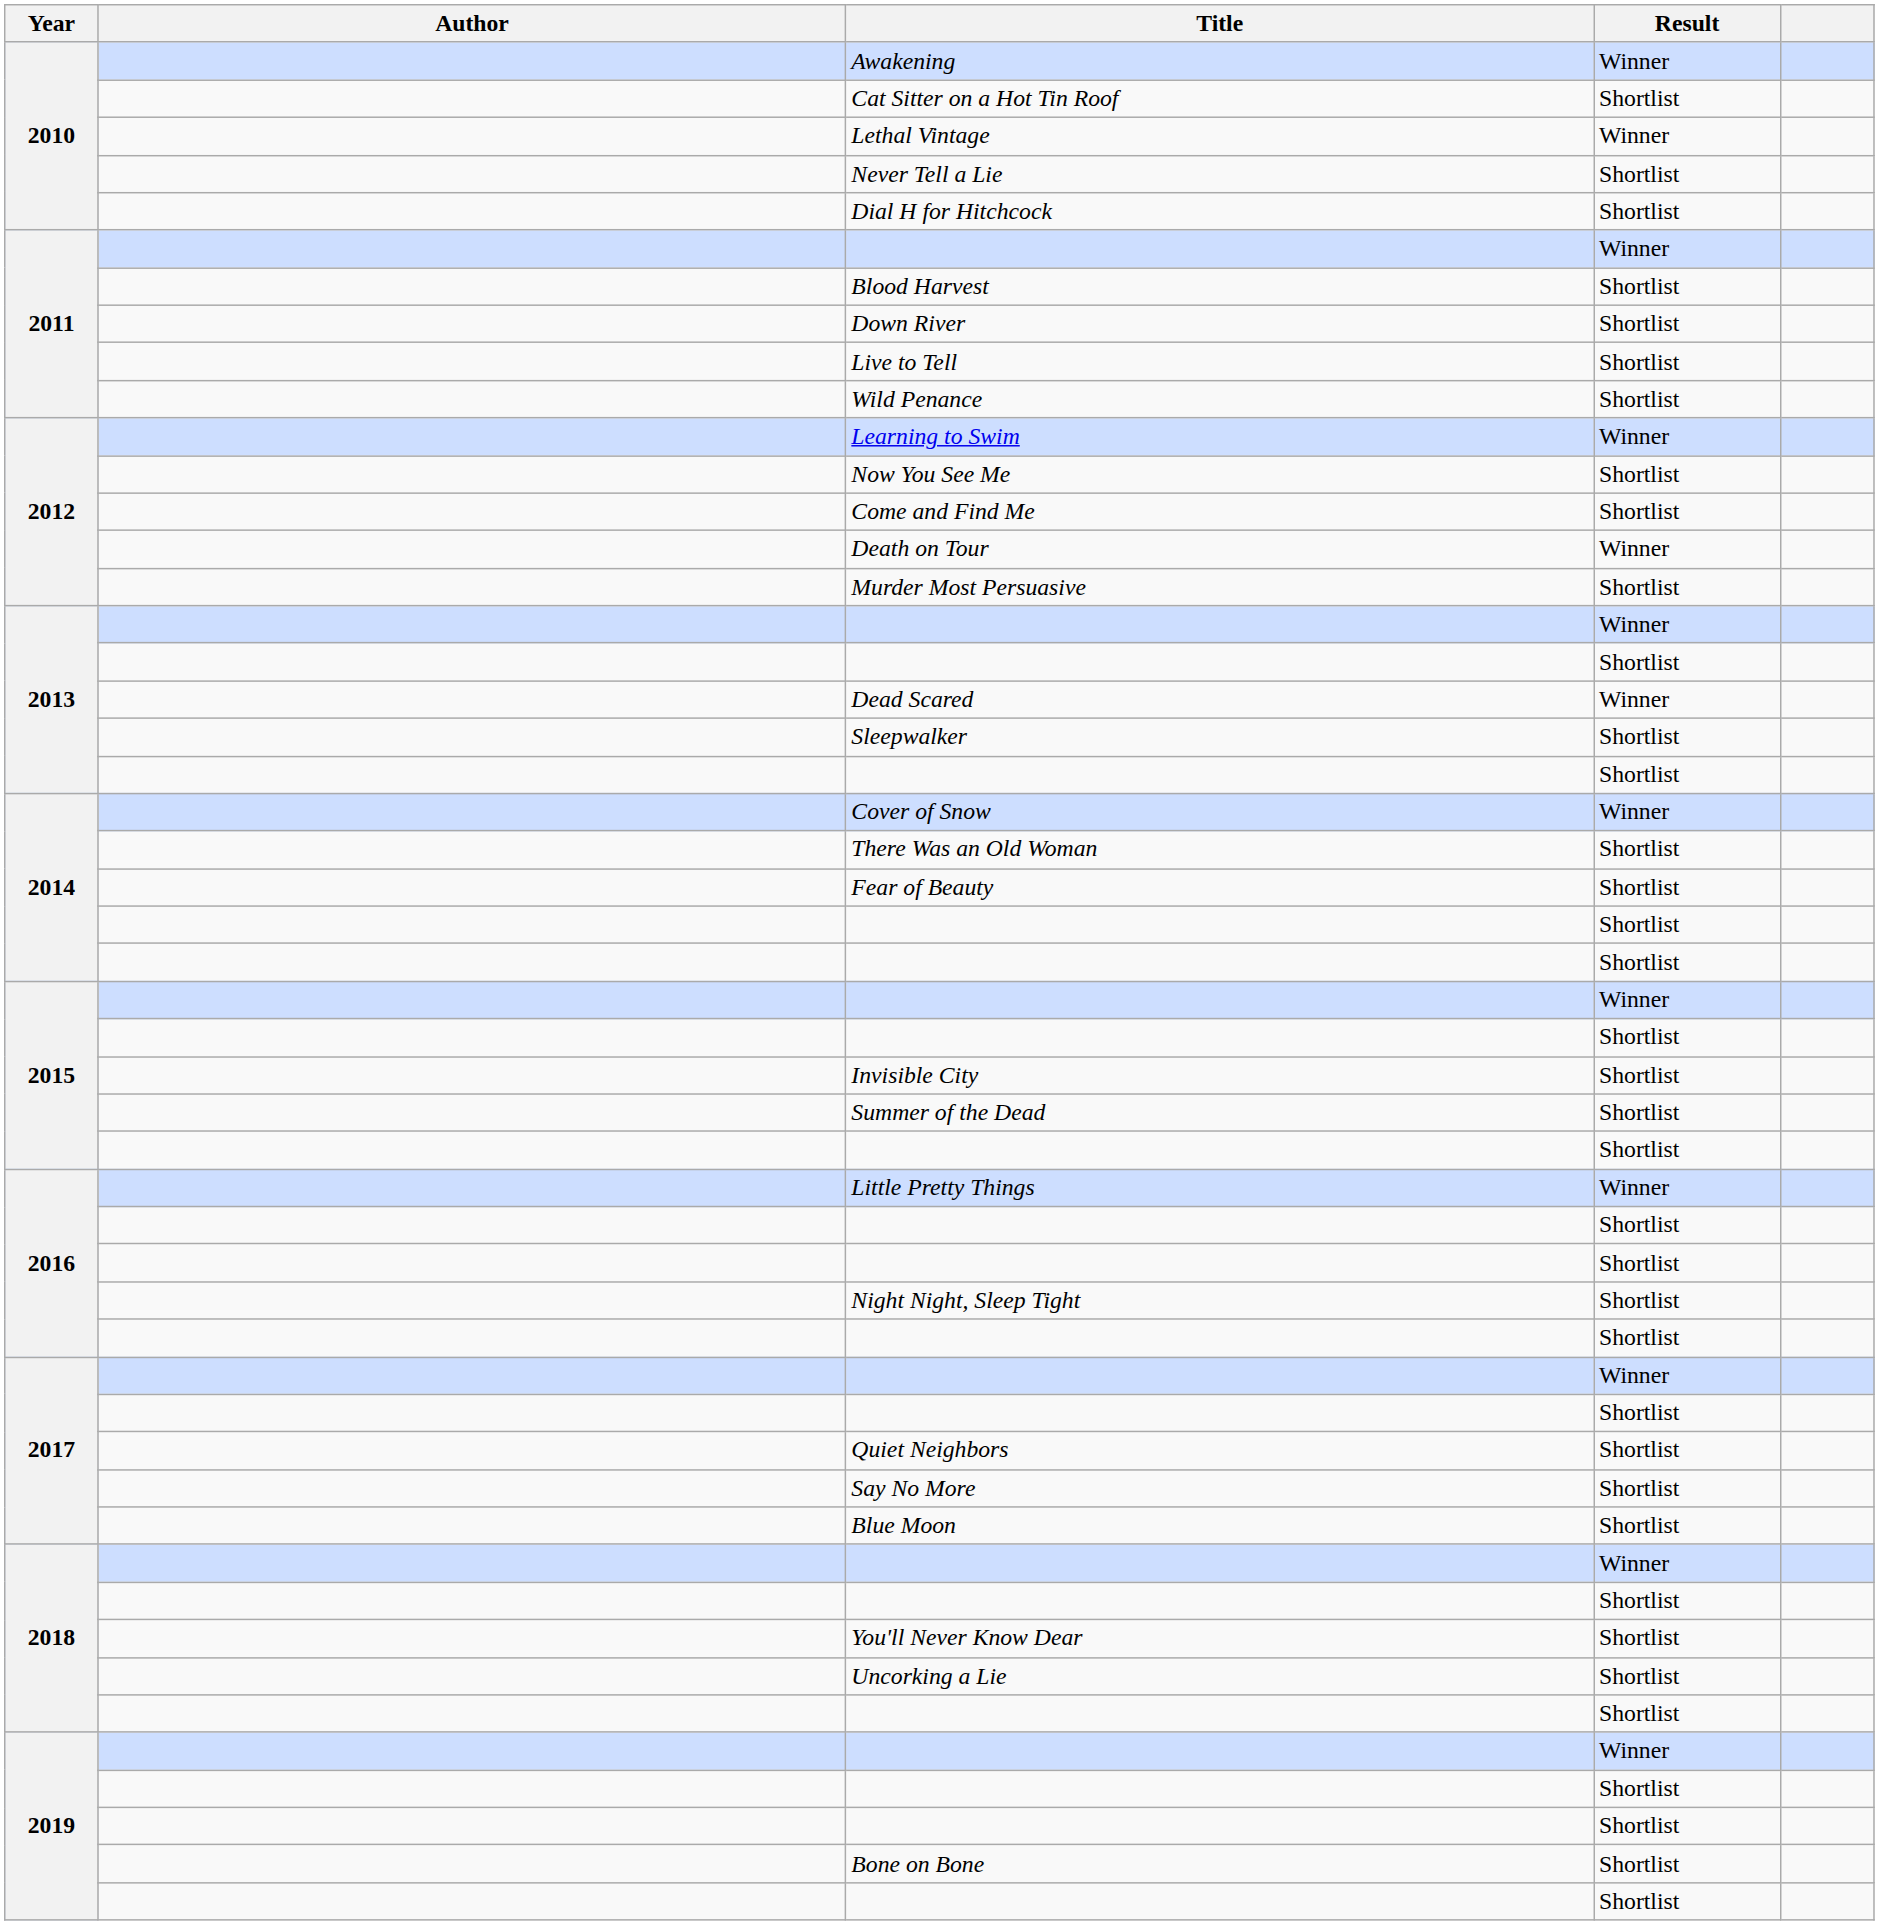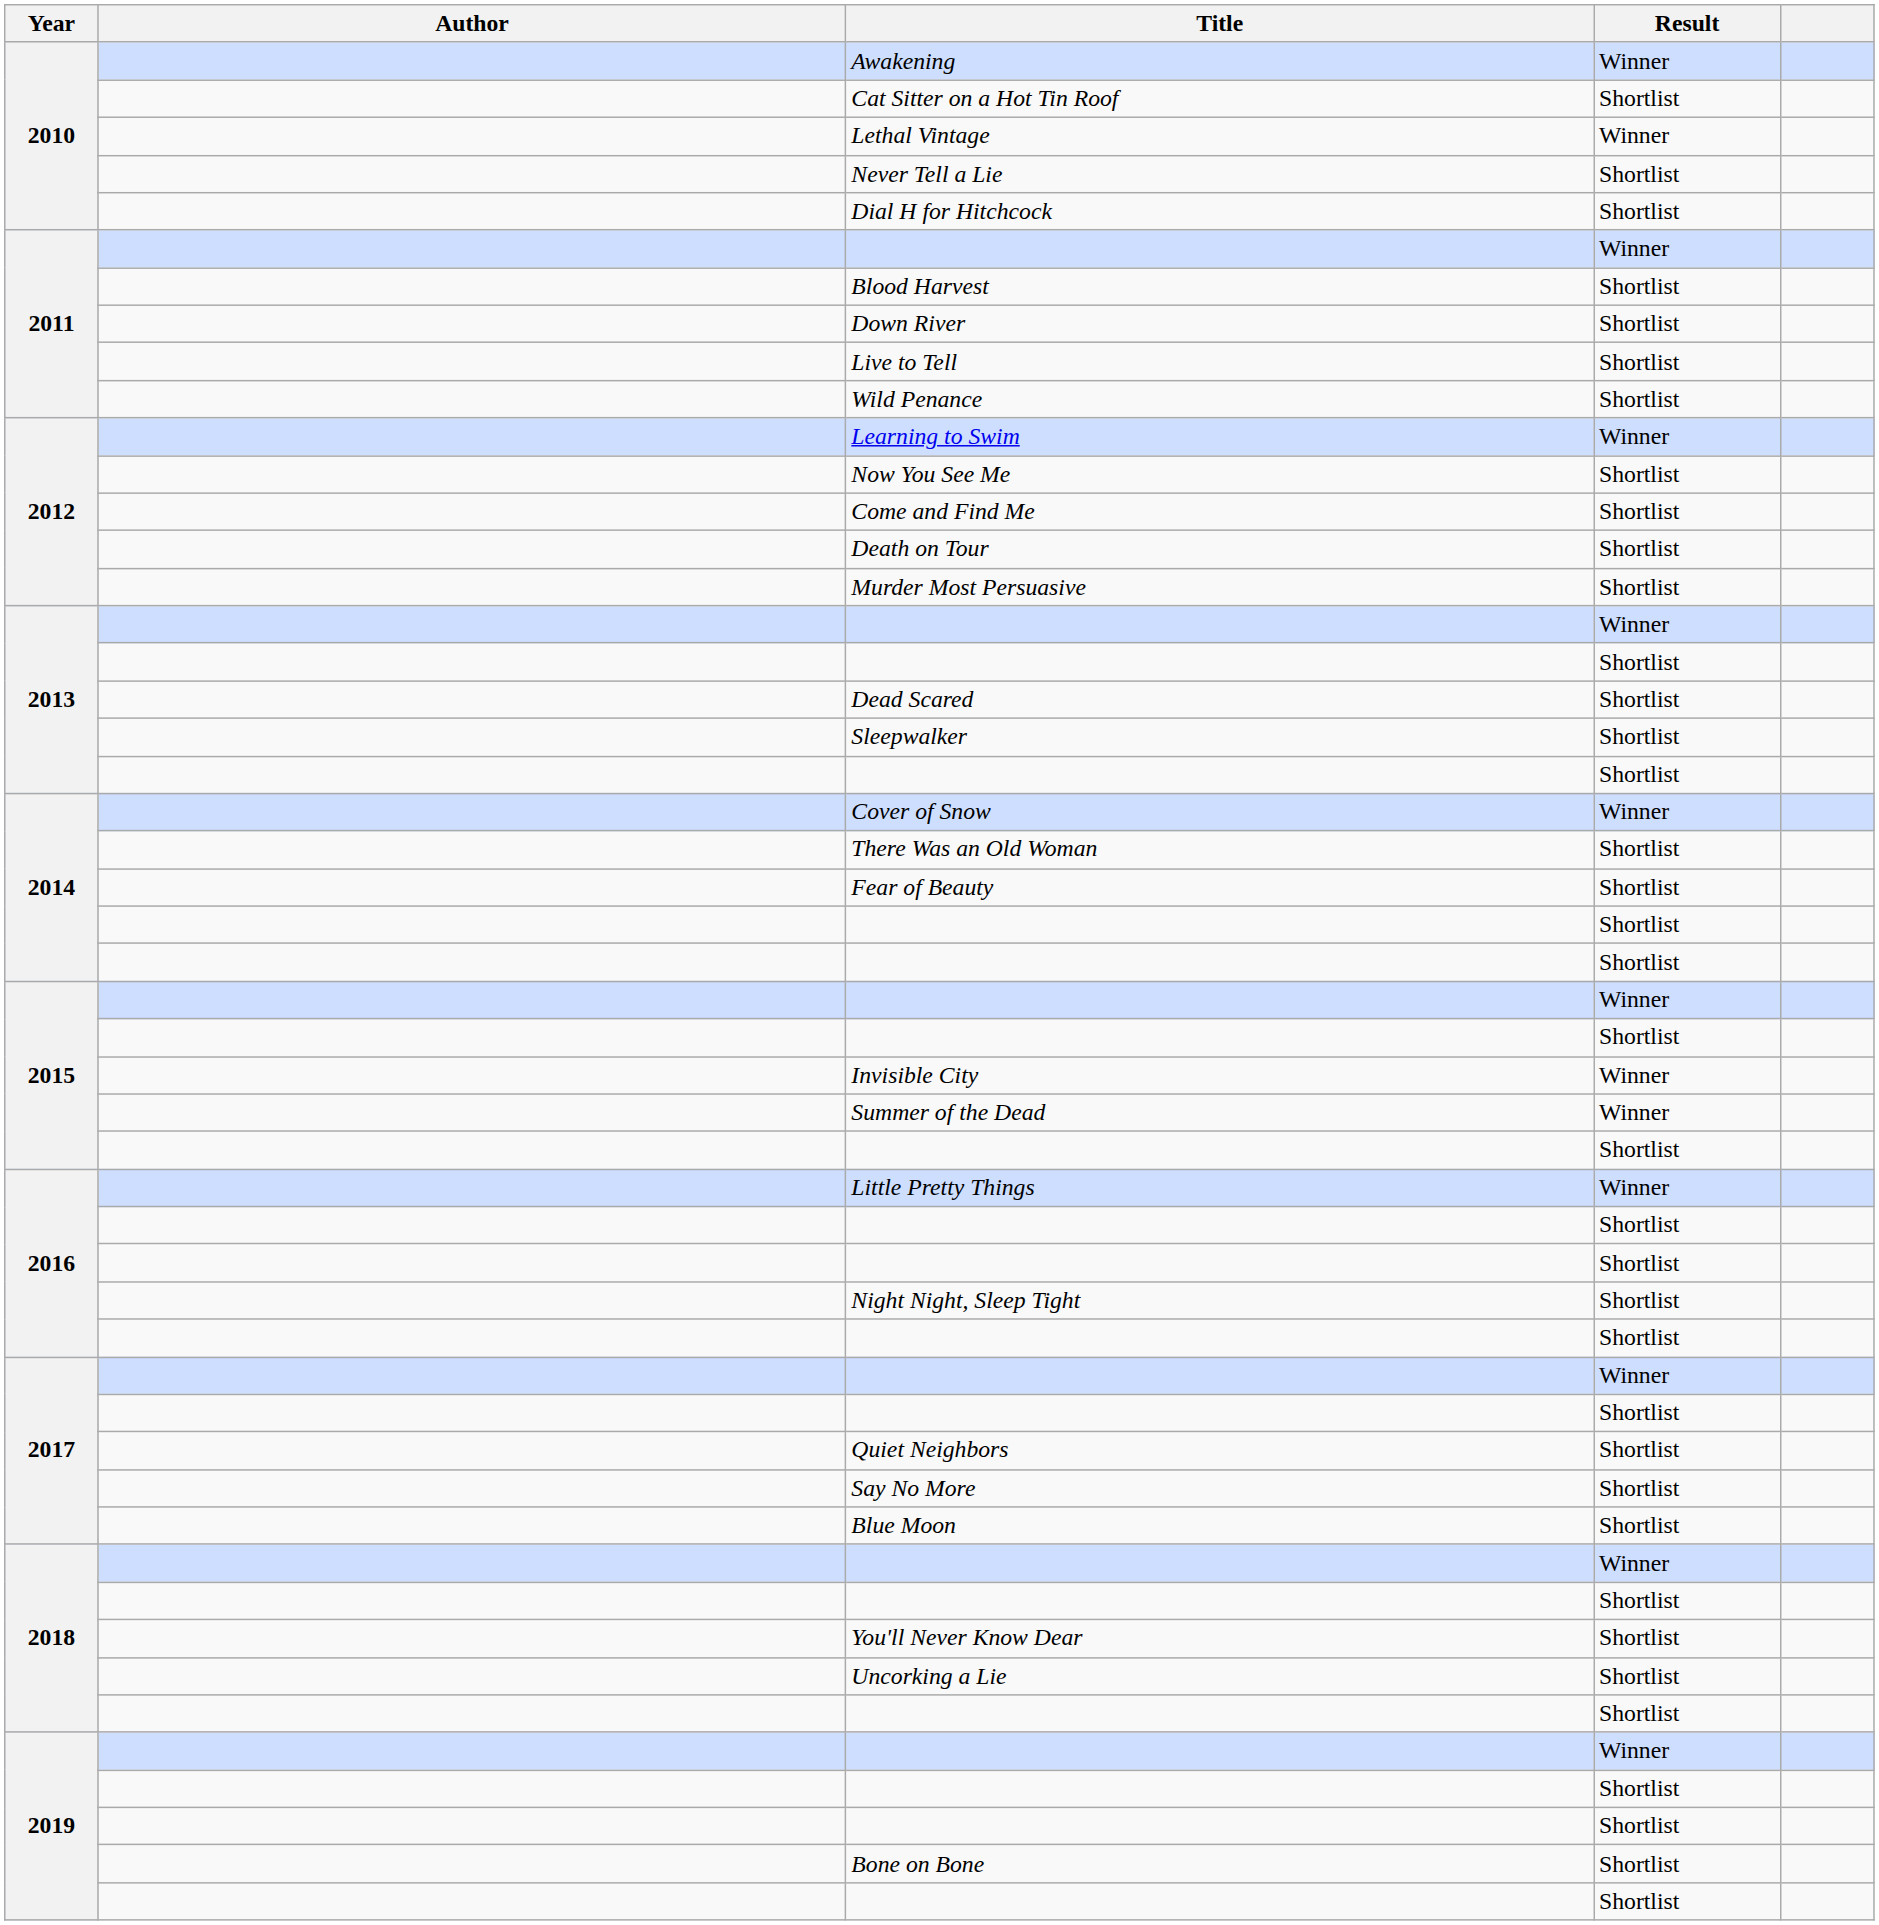(1634, 549) Winner -> (1639, 549) Shortlist
(1634, 699) Winner -> (1639, 699) Shortlist
(1639, 1074) Shortlist -> (1634, 1074) Winner
(1639, 1112) Shortlist -> (1634, 1112) Winner
